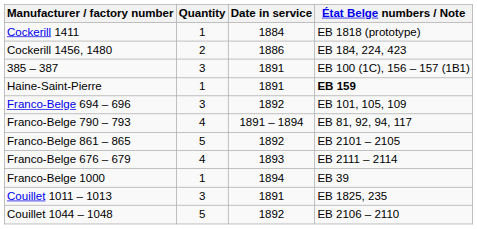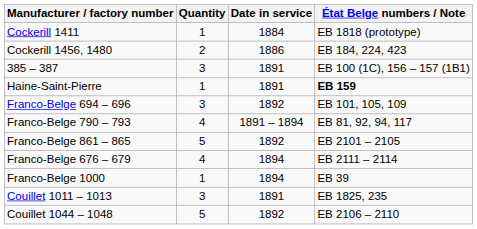(271, 159) 1893 -> (271, 159) 1894
